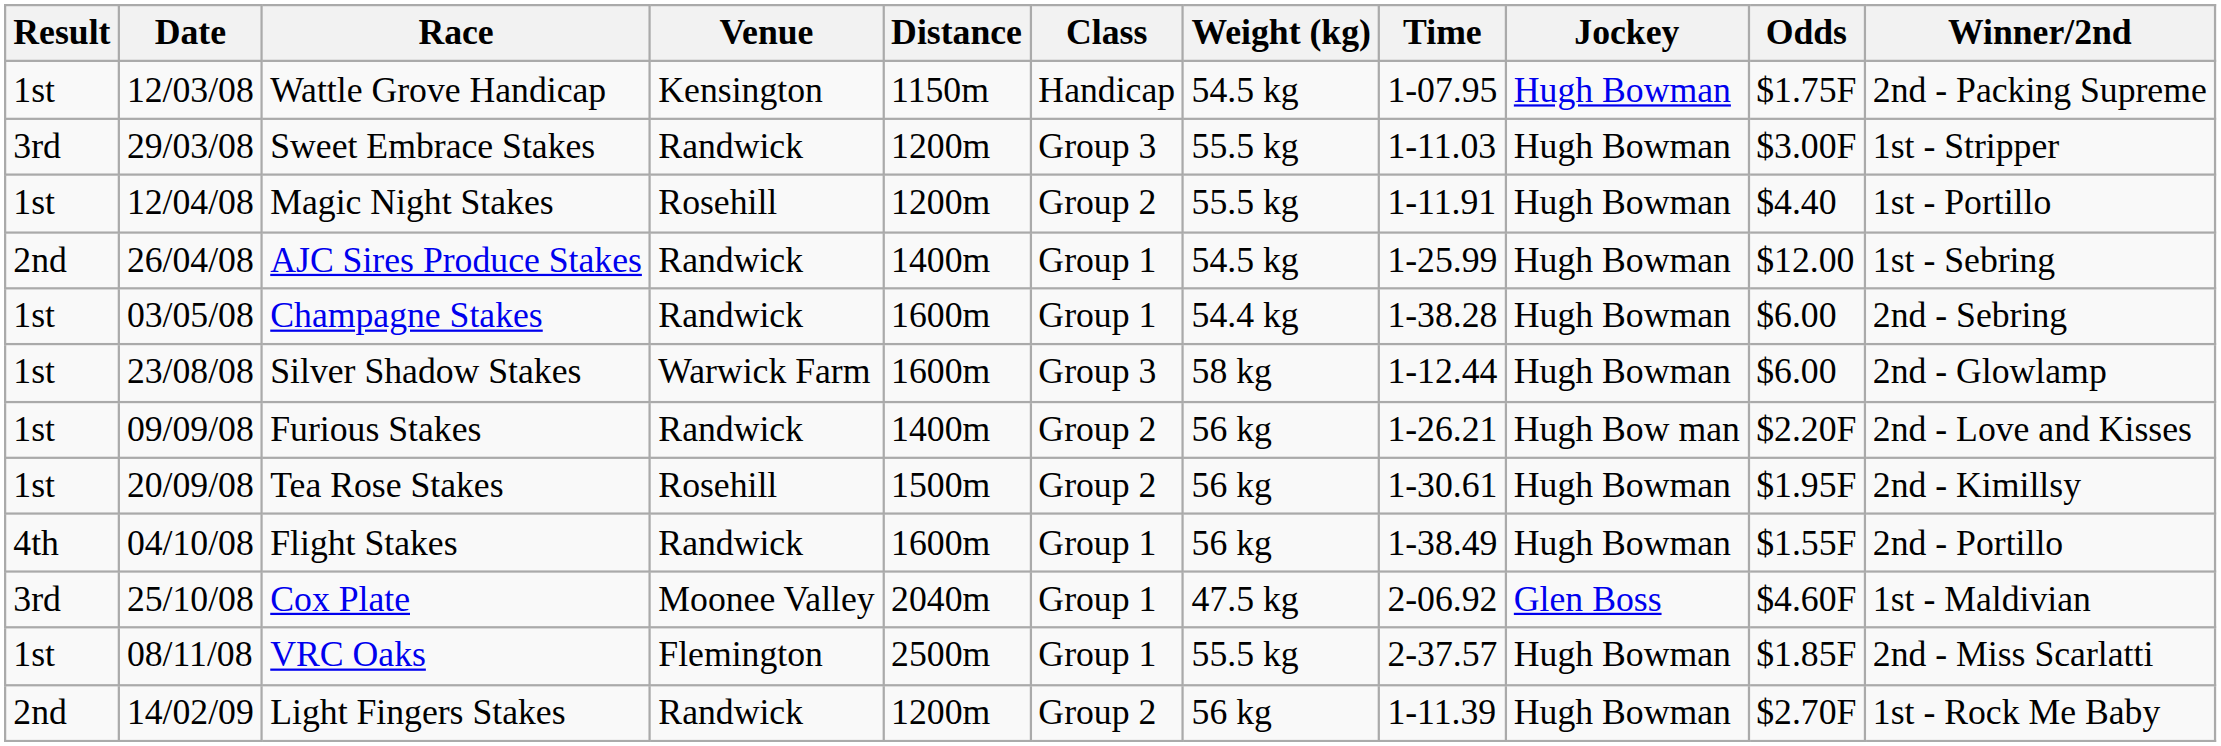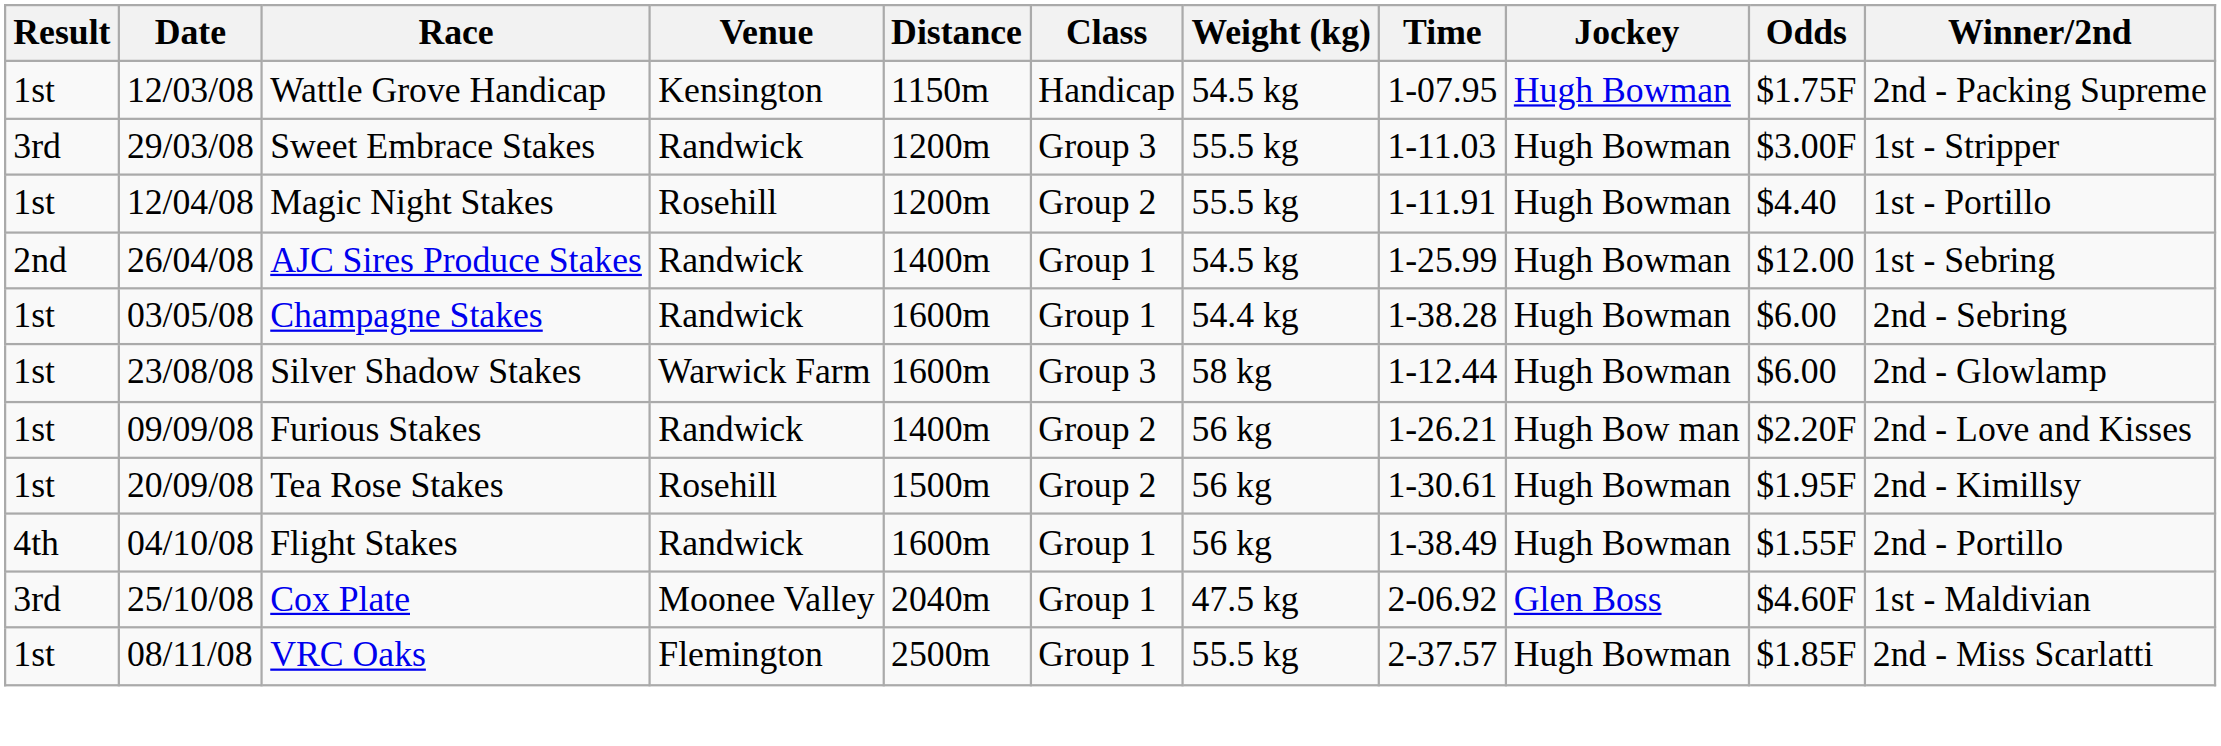- row: (418, 711)
